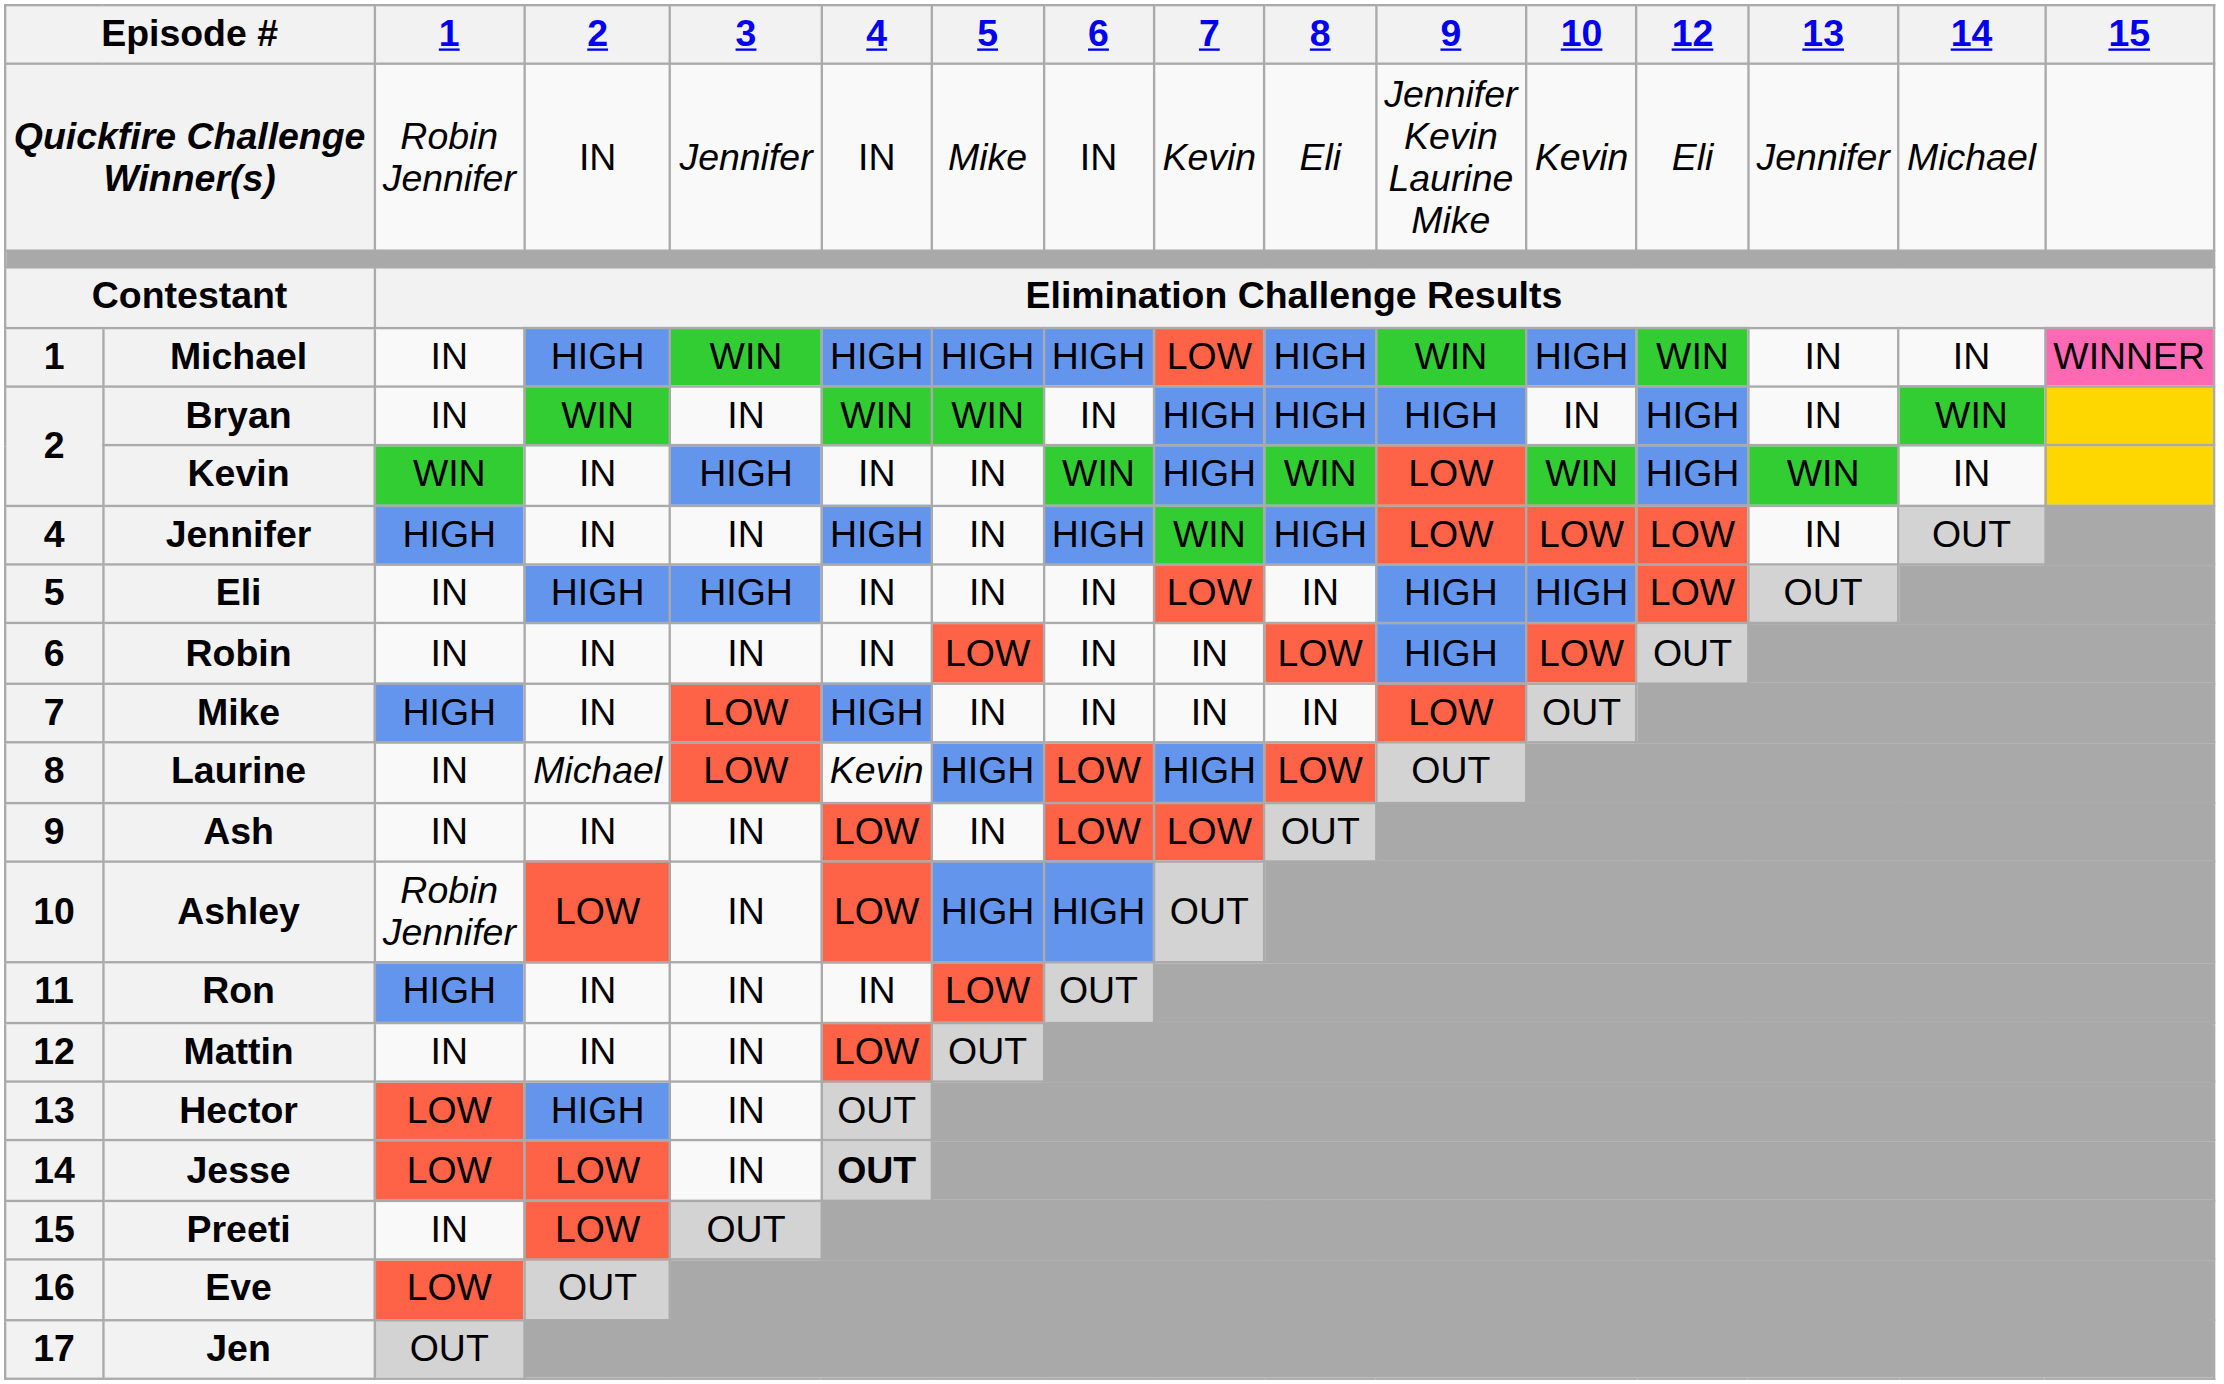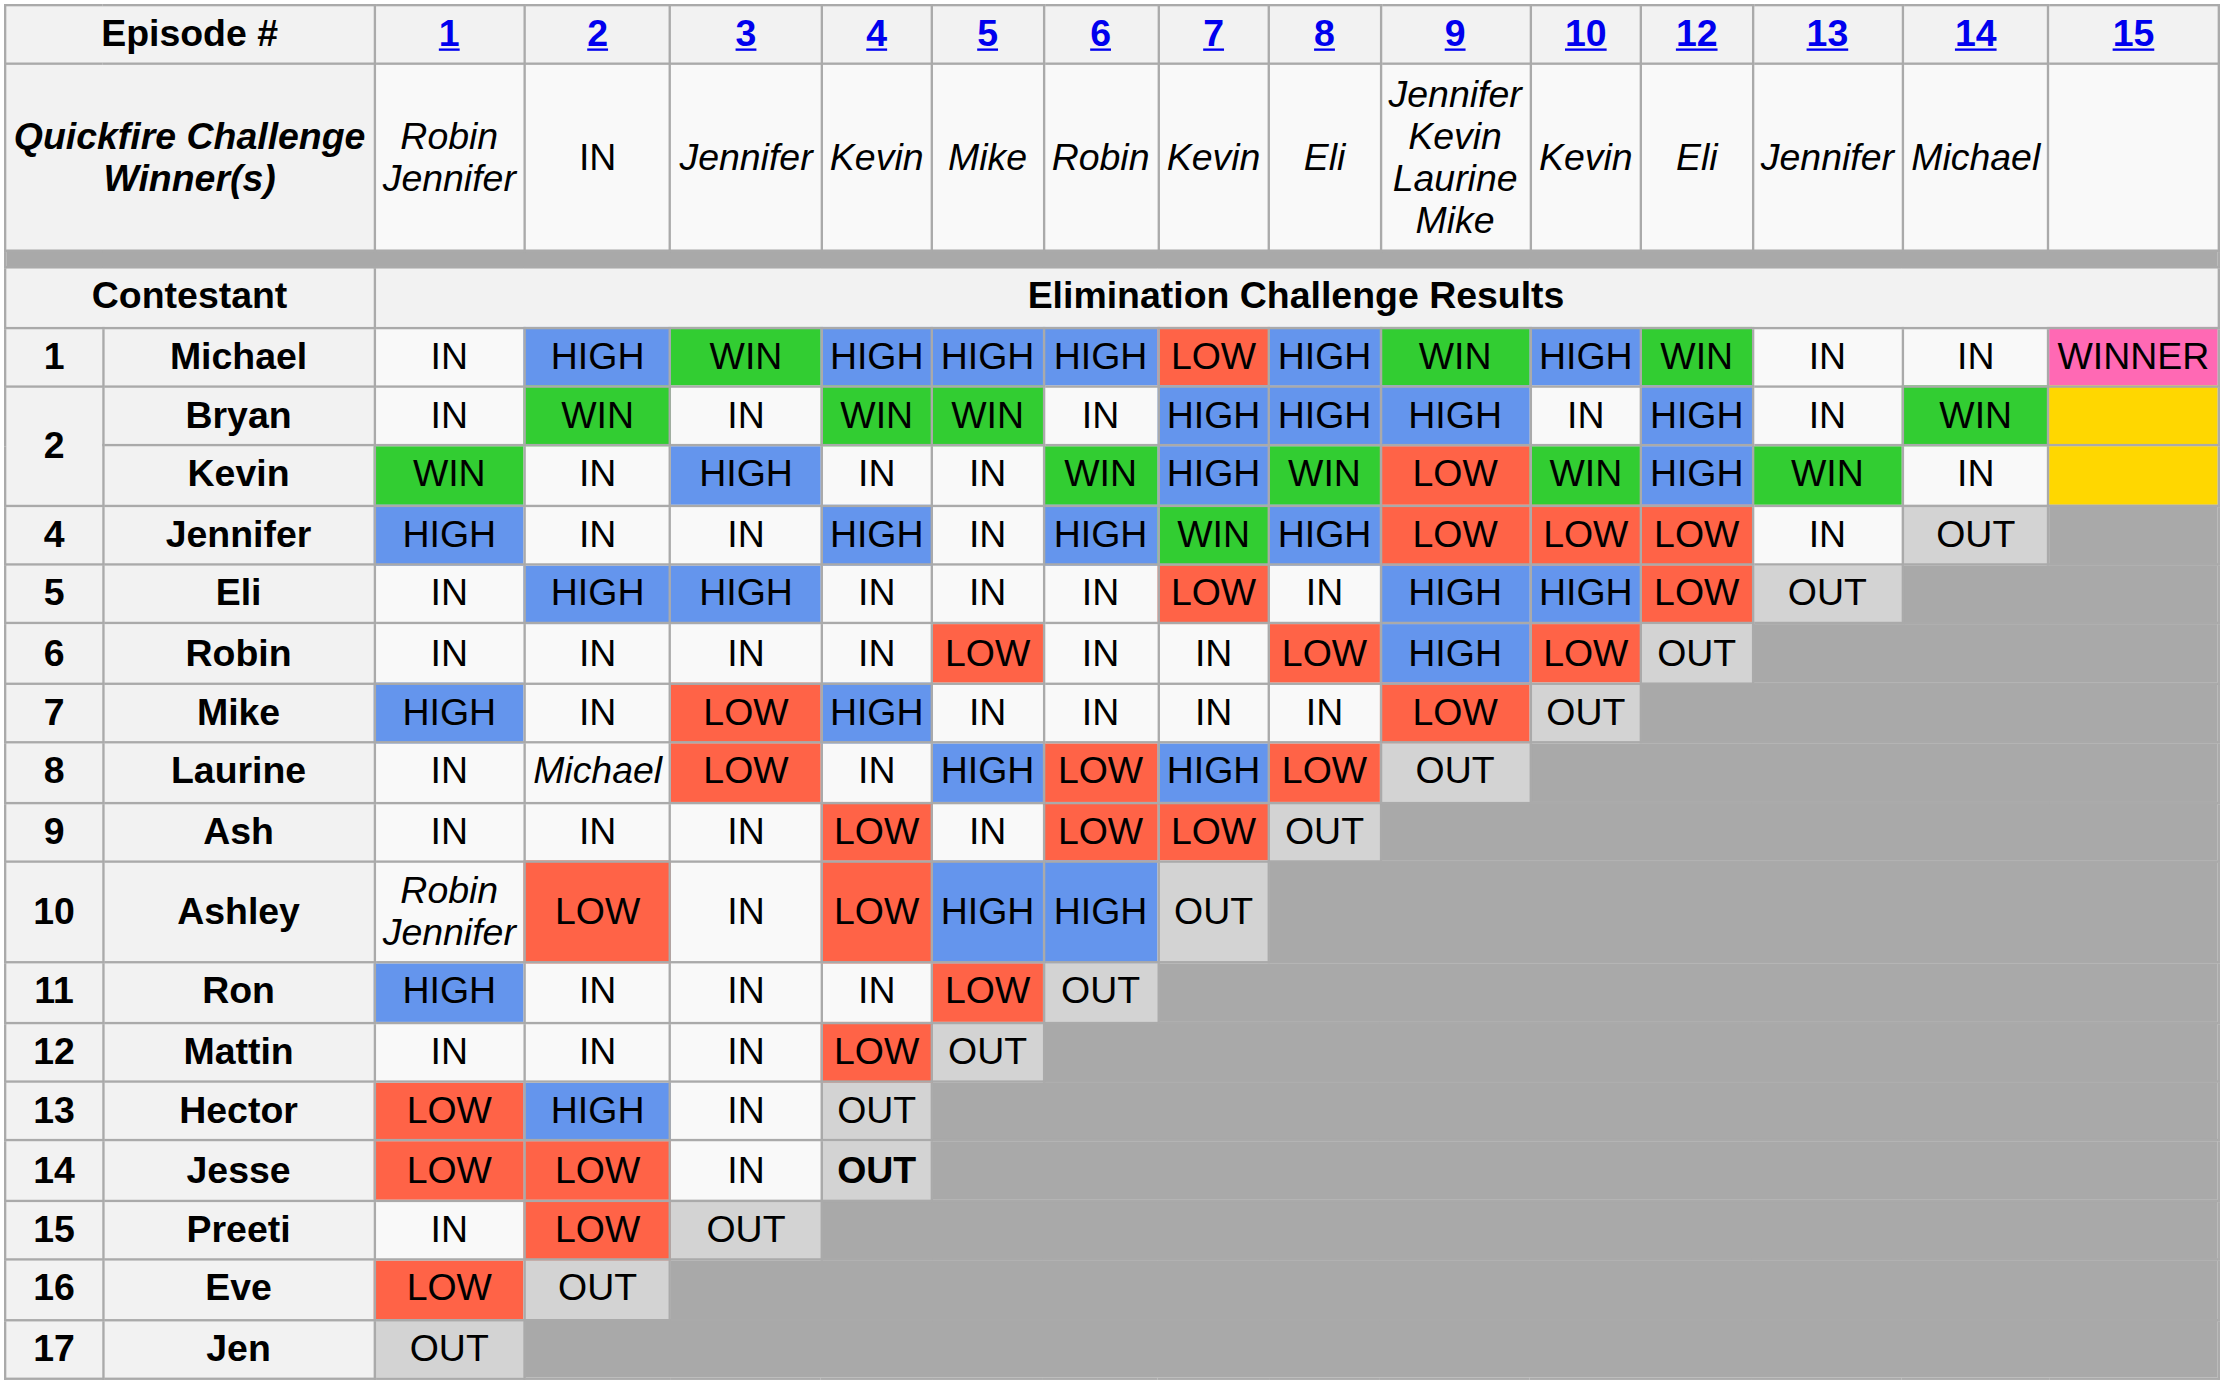(877, 156) IN -> (877, 156) Kevin
(1098, 156) IN -> (1101, 156) Robin
(877, 771) Kevin -> (877, 771) IN
